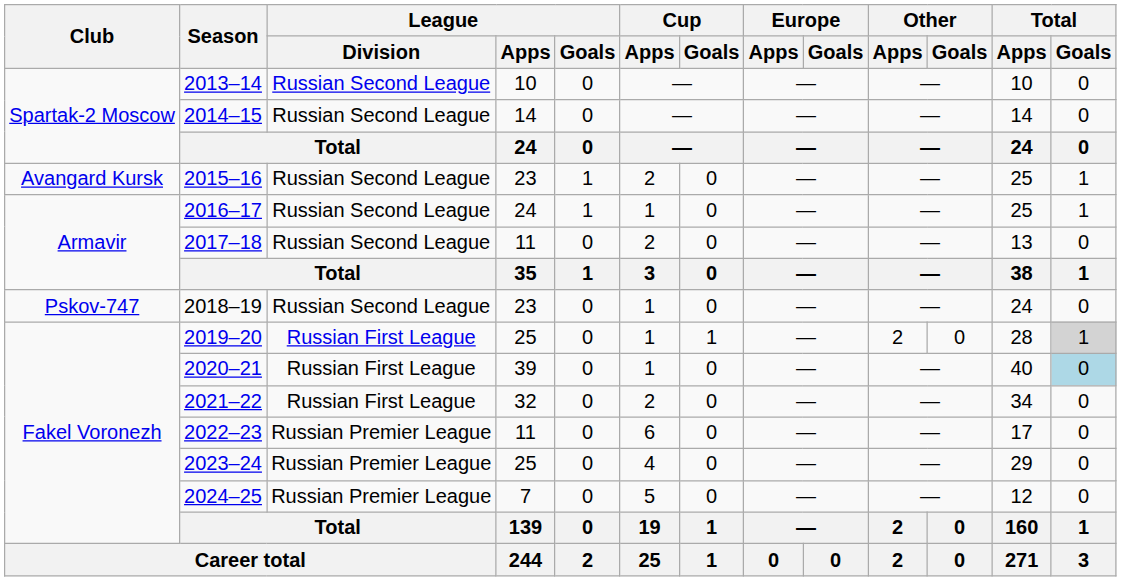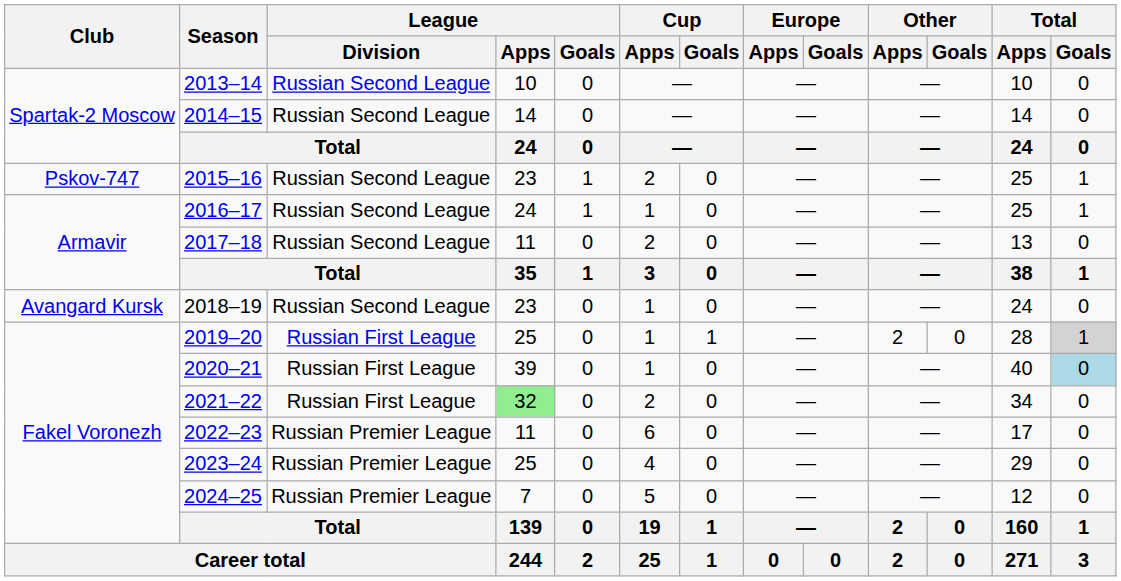(92, 178) Avangard Kursk -> (92, 178) Pskov-747
(92, 305) Pskov-747 -> (92, 305) Avangard Kursk
(525, 400) no background -> (525, 400) lightgreen background
